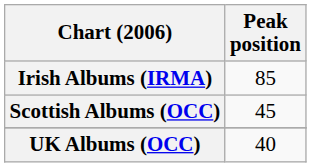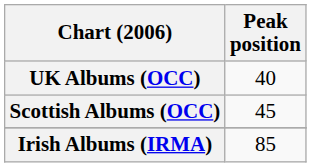rows swapped: (115, 77) <-> (115, 144)
